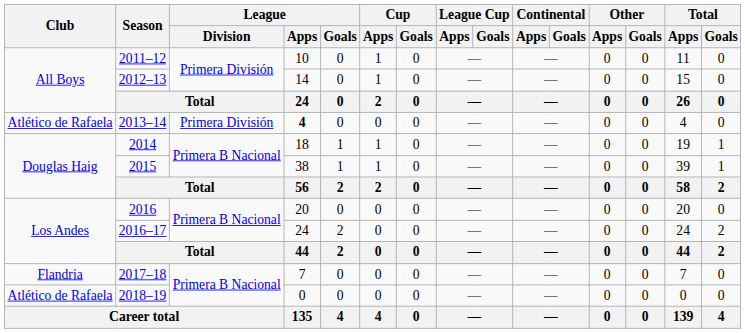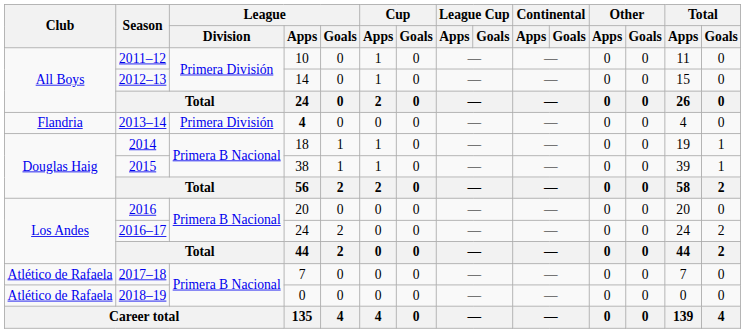(60, 123) Atlético de Rafaela -> (60, 123) Flandria
(60, 274) Flandria -> (60, 274) Atlético de Rafaela
